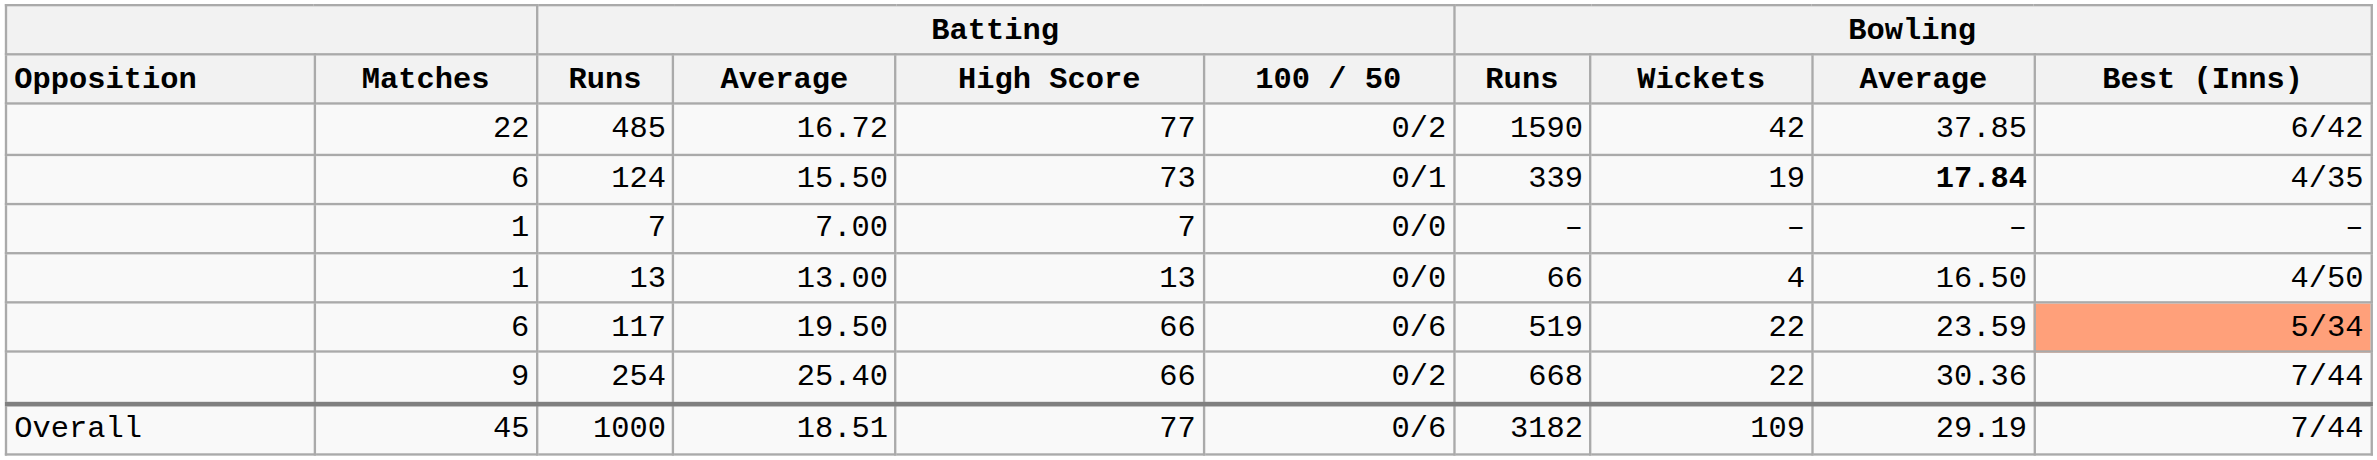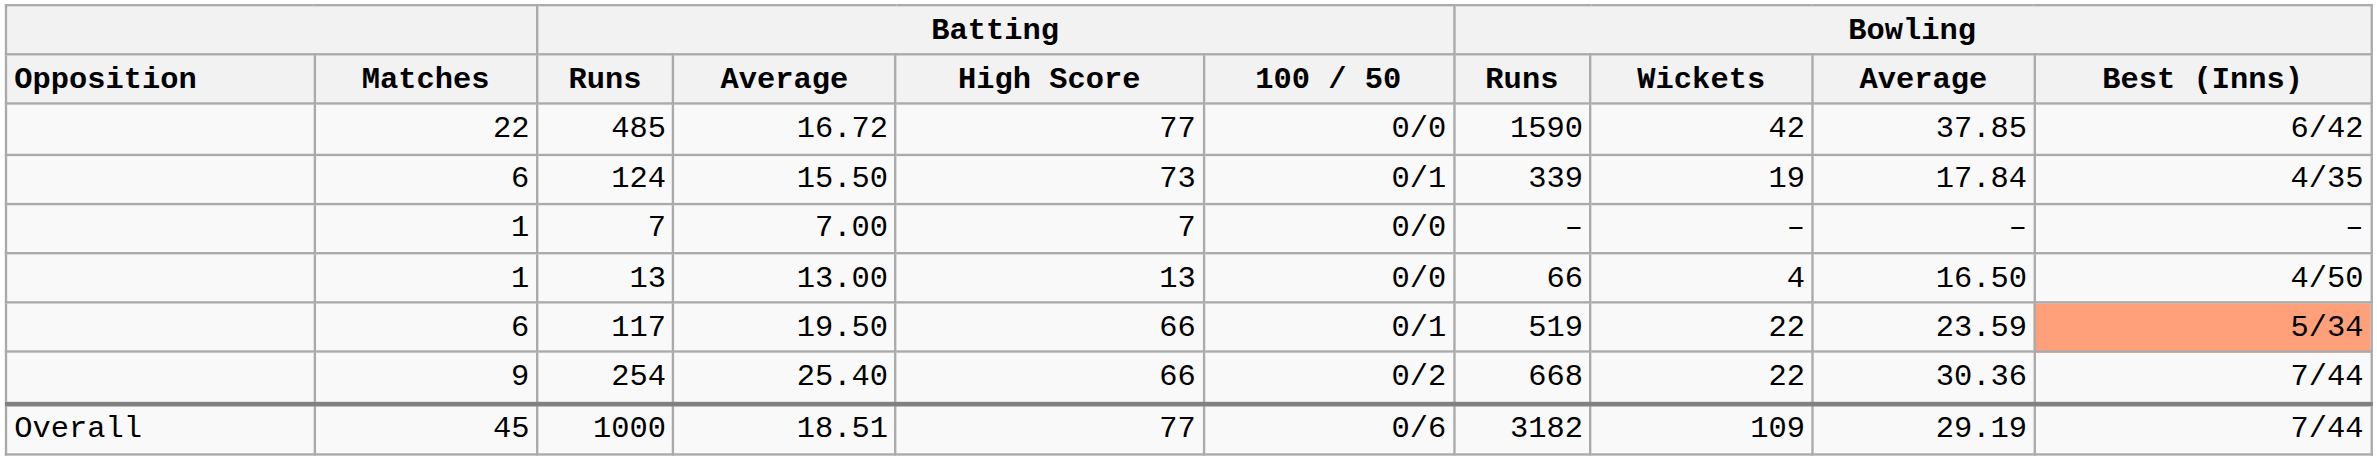(1419, 129) 0/2 -> (1419, 129) 0/0
(1982, 179) bold -> (1982, 179) normal
(1419, 327) 0/6 -> (1419, 327) 0/1
